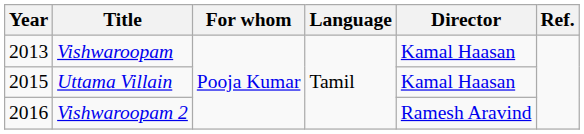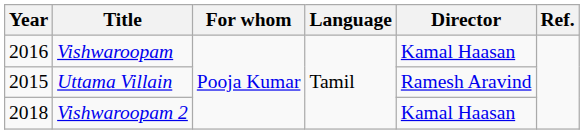(29, 50) 2013 -> (29, 50) 2016
(458, 81) Kamal Haasan -> (466, 81) Ramesh Aravind
(29, 112) 2016 -> (29, 112) 2018
(466, 112) Ramesh Aravind -> (458, 112) Kamal Haasan
